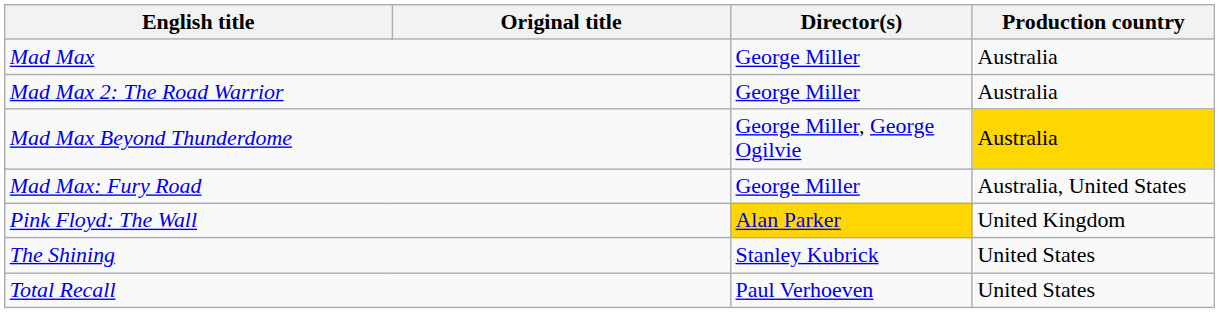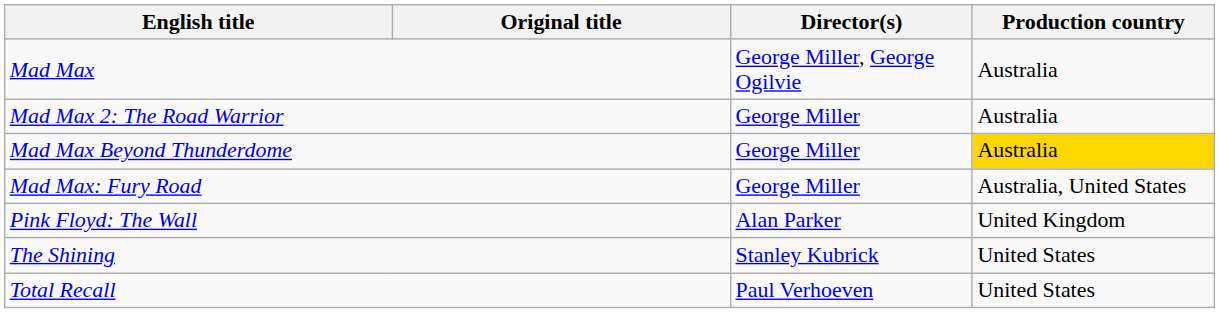(798, 56) George Miller -> (835, 68) George Miller, George Ogilvie
(835, 138) George Miller, George Ogilvie -> (798, 150) George Miller
(788, 220) gold background -> (788, 220) no background
